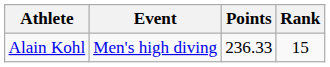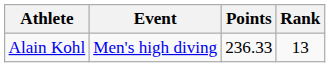(300, 47) 15 -> (300, 47) 13
